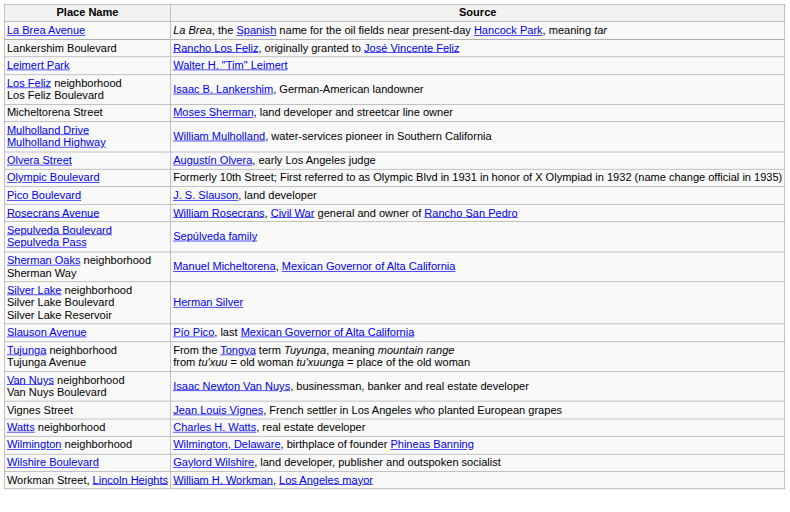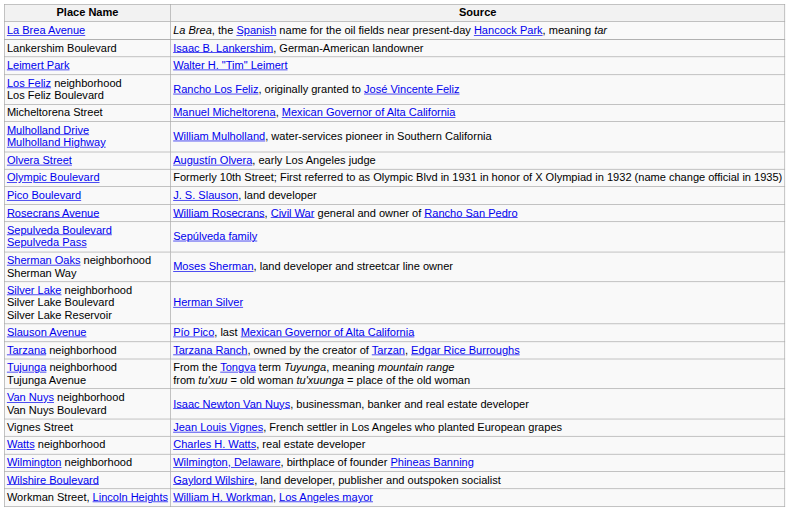(316, 48) Rancho Los Feliz, originally granted to José Vincente Feliz -> (298, 48) Isaac B. Lankershim, German-American landowner
(298, 89) Isaac B. Lankershim, German-American landowner -> (316, 89) Rancho Los Feliz, originally granted to José Vincente Feliz
(313, 113) Moses Sherman, land developer and streetcar line owner -> (314, 113) Manuel Micheltorena, Mexican Governor of Alta California
(314, 266) Manuel Micheltorena, Mexican Governor of Alta California -> (313, 266) Moses Sherman, land developer and streetcar line owner
+ row: (62, 350)
